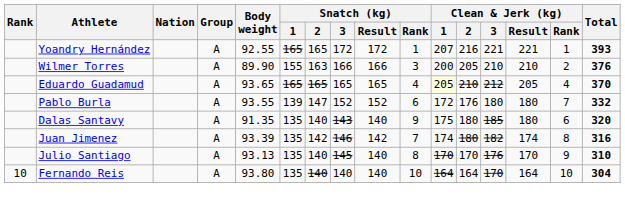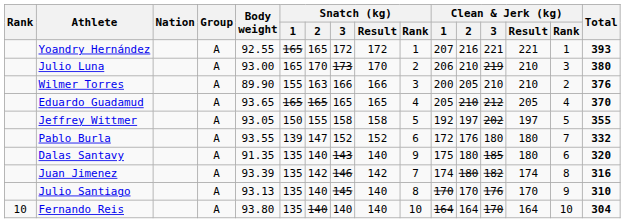+ row: (71, 67)
(444, 85) lightyellow background -> (444, 102) no background
+ row: (88, 120)
